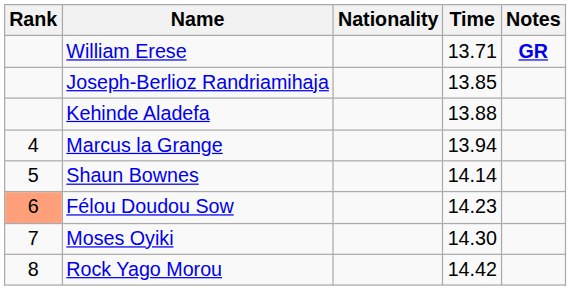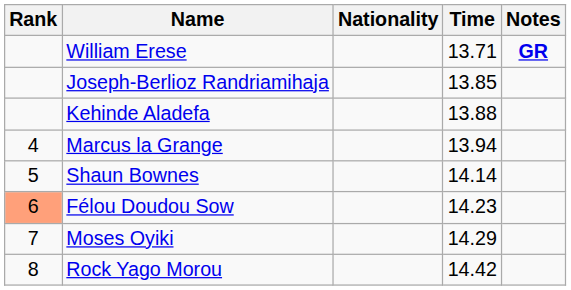(472, 238) 14.30 -> (472, 238) 14.29
